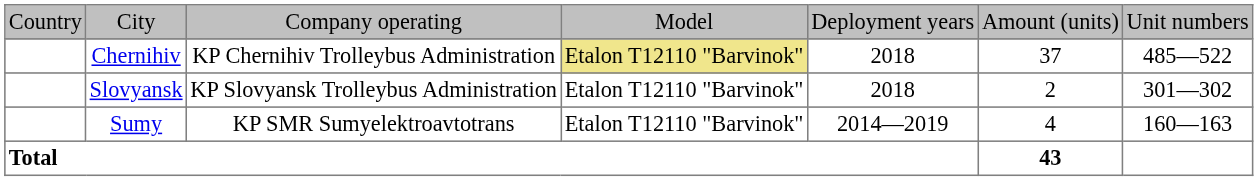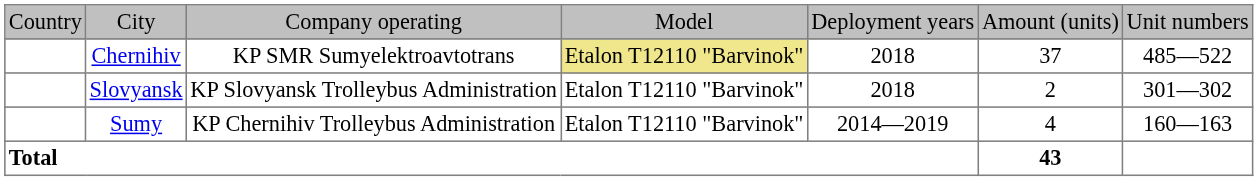(374, 55) KP Chernihiv Trolleybus Administration -> (374, 55) KP SMR Sumyelektroavtotrans
(374, 123) KP SMR Sumyelektroavtotrans -> (374, 123) KP Chernihiv Trolleybus Administration
